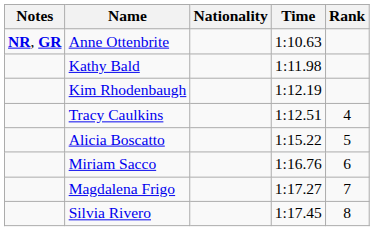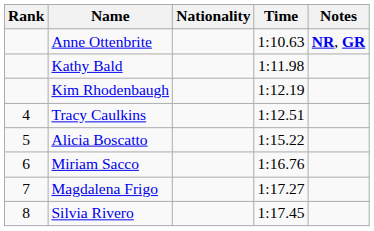columns swapped: (347, 16) <-> (35, 16)
